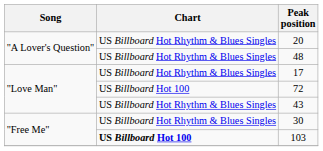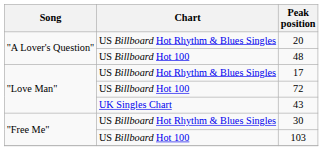(188, 56) US Billboard Hot Rhythm & Blues Singles -> (144, 56) US Billboard Hot 100
(188, 105) US Billboard Hot Rhythm & Blues Singles -> (135, 105) UK Singles Chart
(145, 137) bold -> (144, 137) normal
